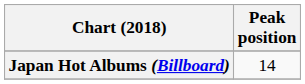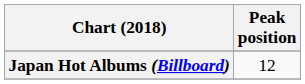(267, 65) 14 -> (267, 65) 12
